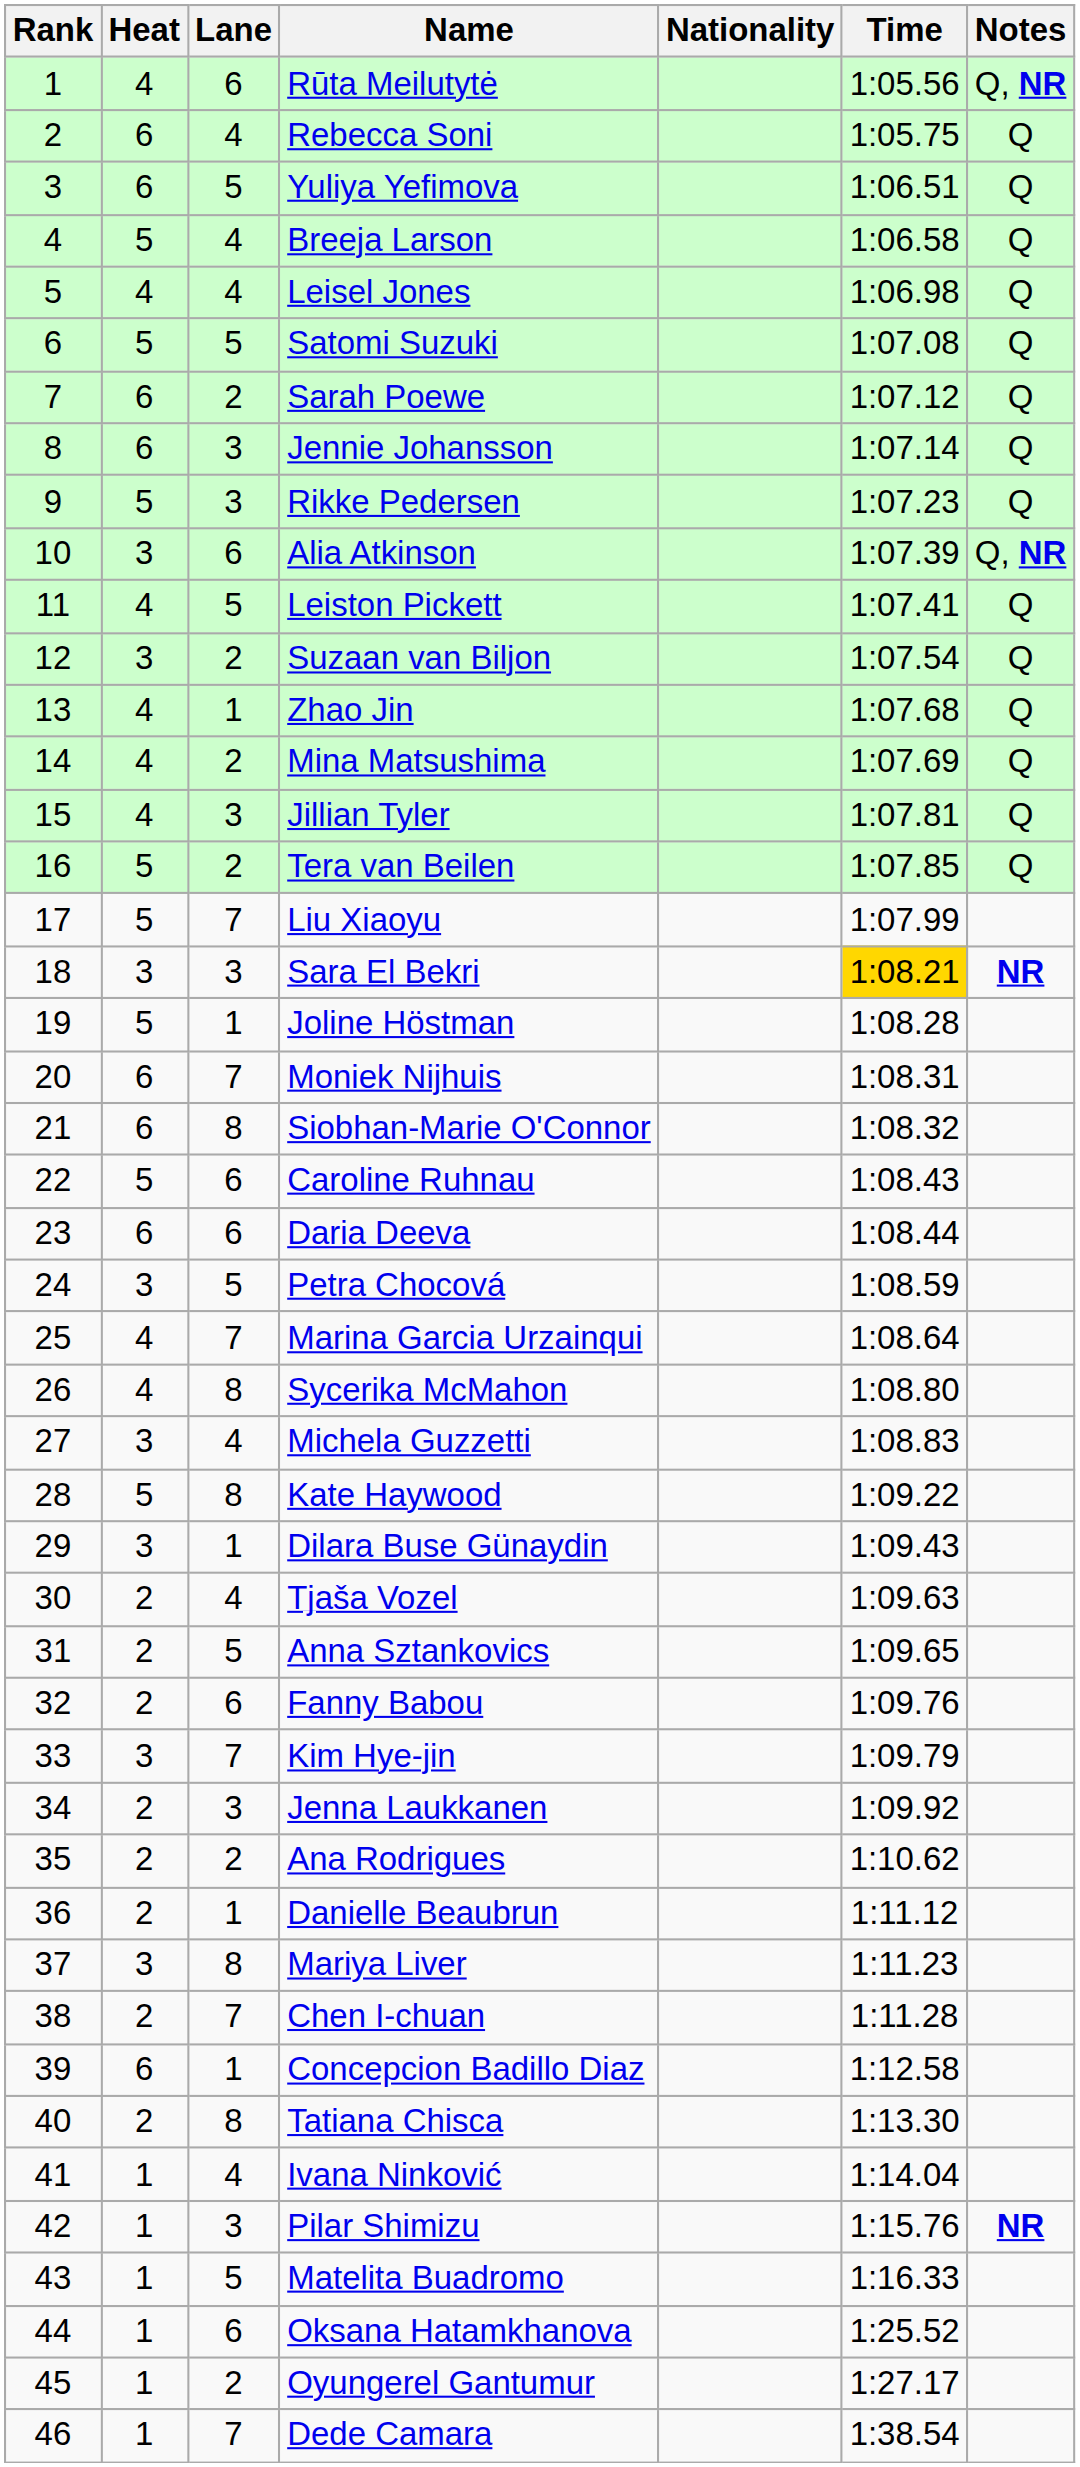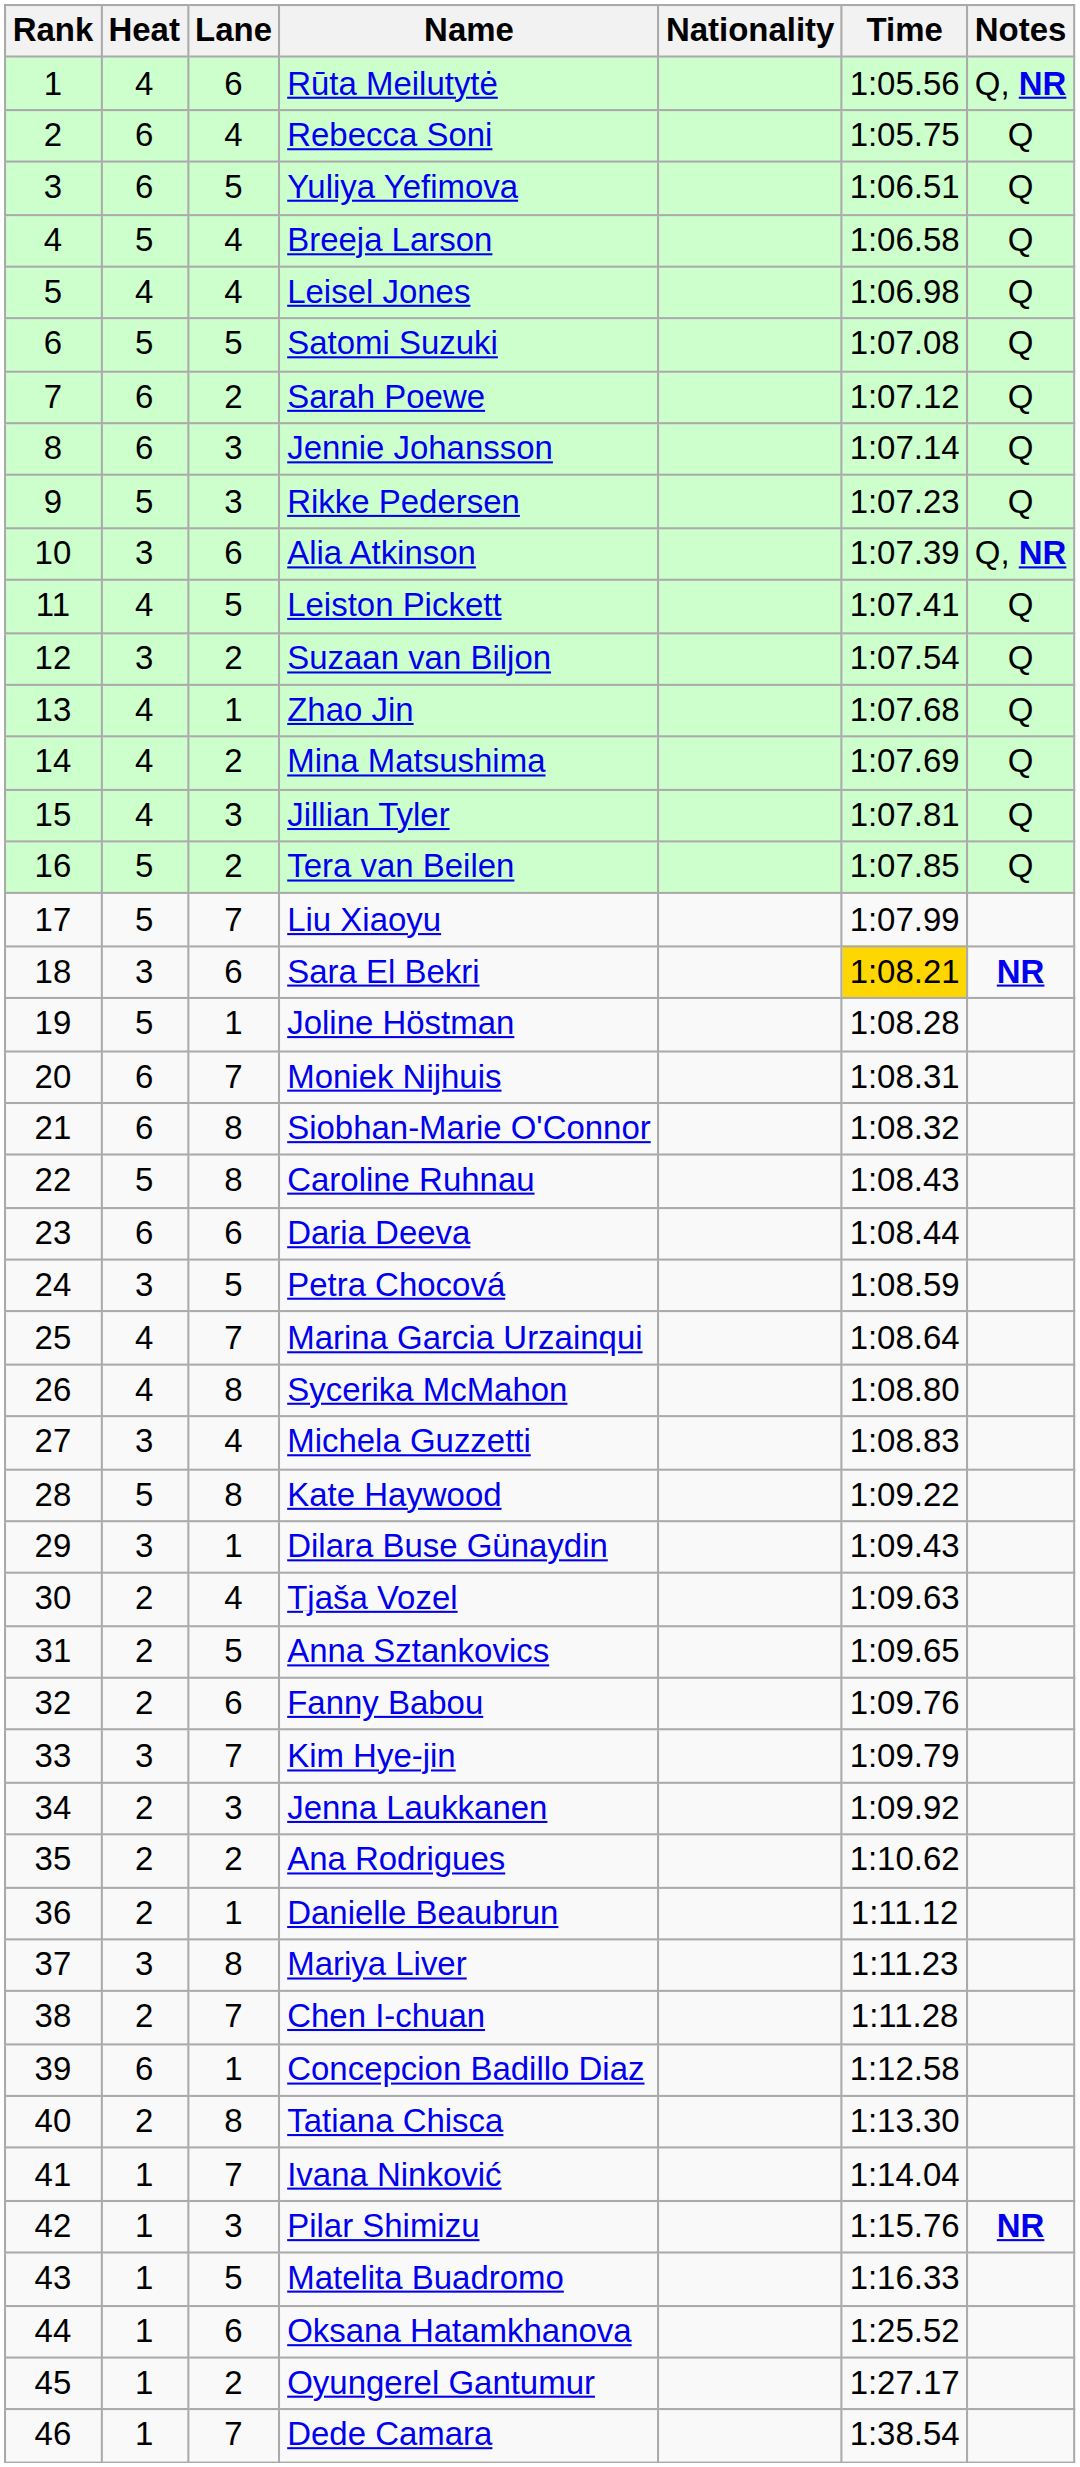(234, 971) 3 -> (234, 971) 6
(234, 1180) 6 -> (234, 1180) 8
(234, 2173) 4 -> (234, 2173) 7
